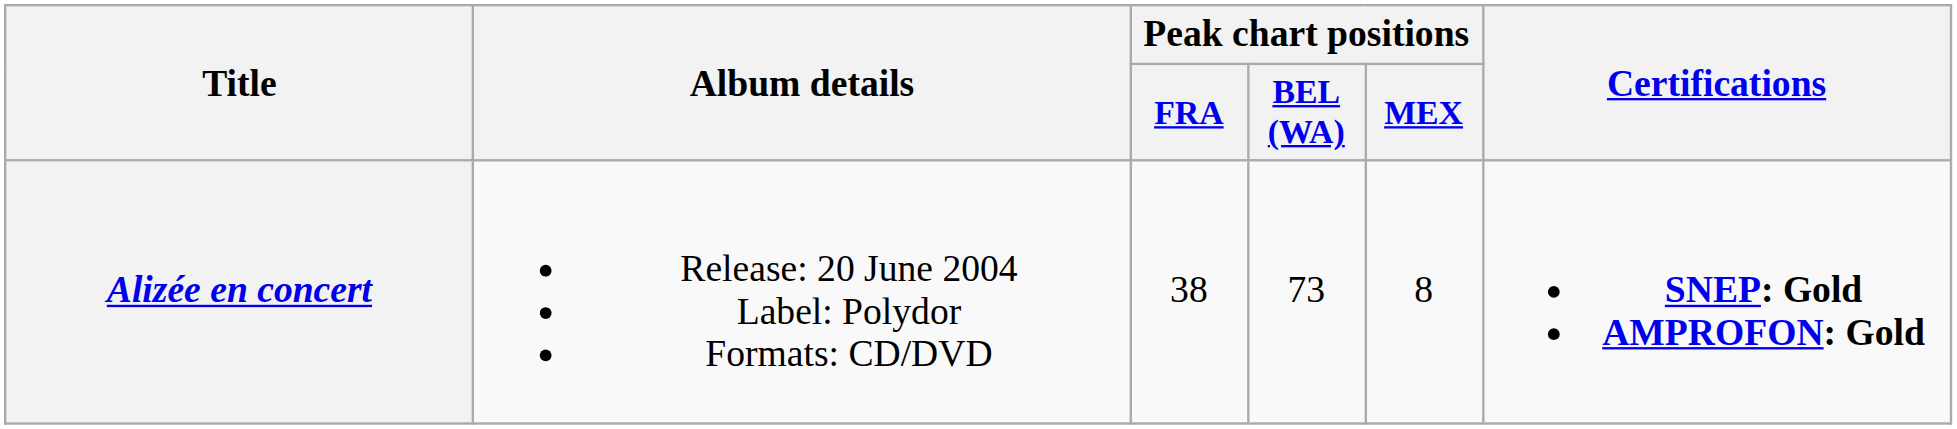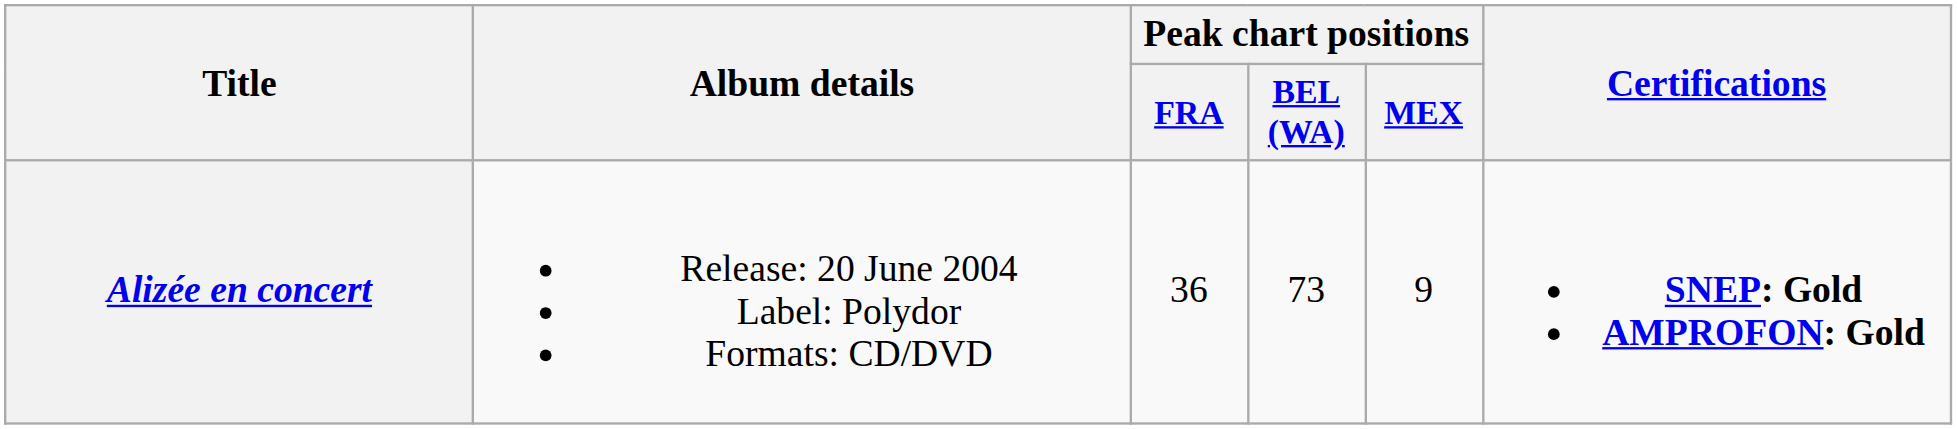(1189, 290) 38 -> (1189, 290) 36
(1424, 290) 8 -> (1424, 290) 9
